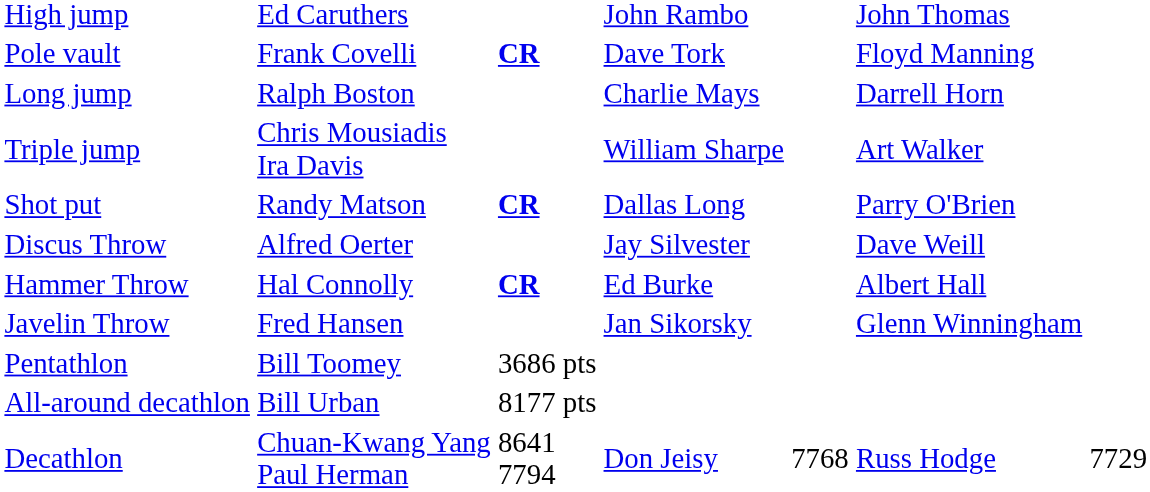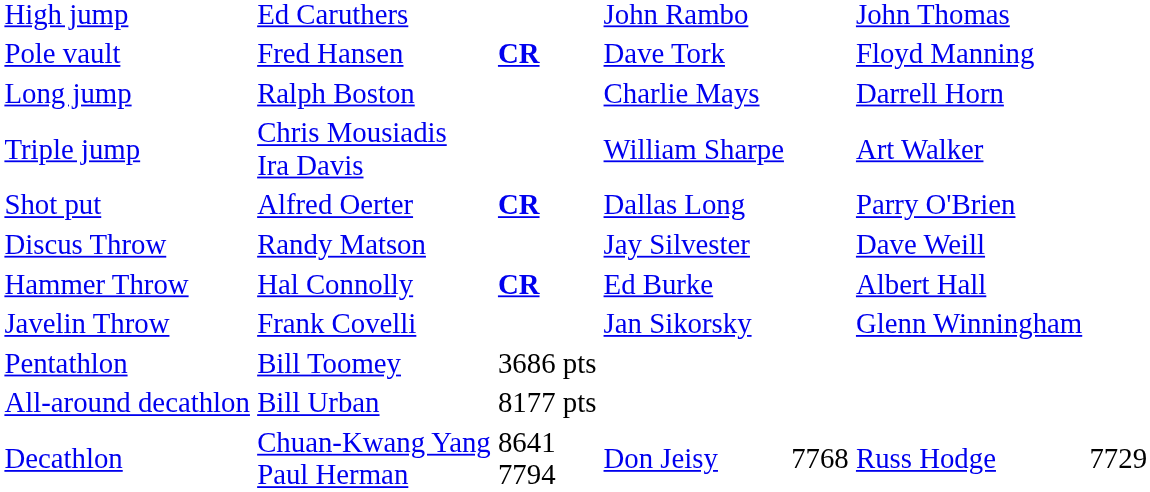(337, 53) Frank Covelli -> (330, 53) Fred Hansen
(342, 204) Randy Matson -> (335, 204) Alfred Oerter
(335, 244) Alfred Oerter -> (342, 244) Randy Matson
(330, 323) Fred Hansen -> (337, 323) Frank Covelli
